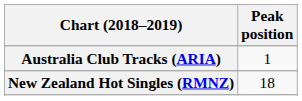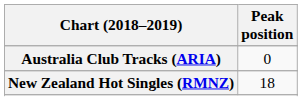(267, 58) 1 -> (267, 58) 0
